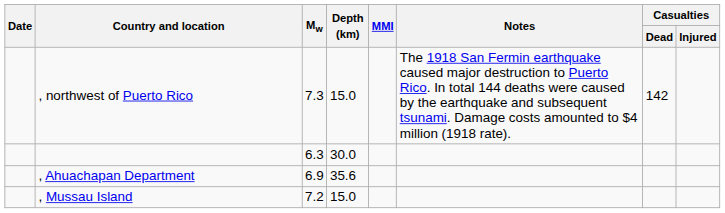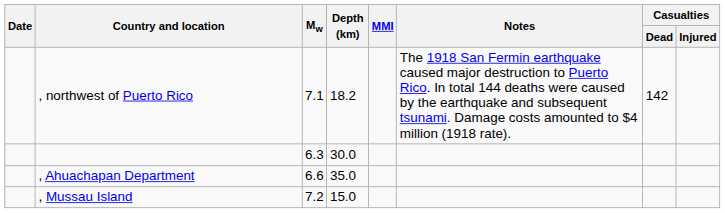(314, 95) 7.3 -> (314, 95) 7.1
(343, 95) 15.0 -> (343, 95) 18.2
(314, 176) 6.9 -> (314, 176) 6.6
(343, 176) 35.6 -> (343, 176) 35.0
